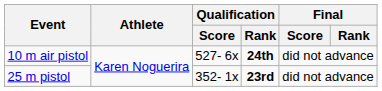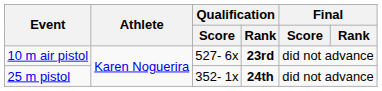(260, 56) 24th -> (260, 56) 23rd
(260, 77) 23rd -> (260, 77) 24th
